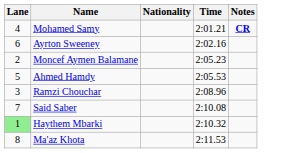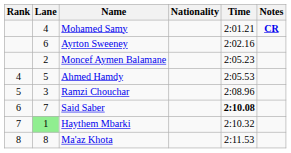+ column: (18, 12)
(211, 108) normal -> (239, 108) bold
